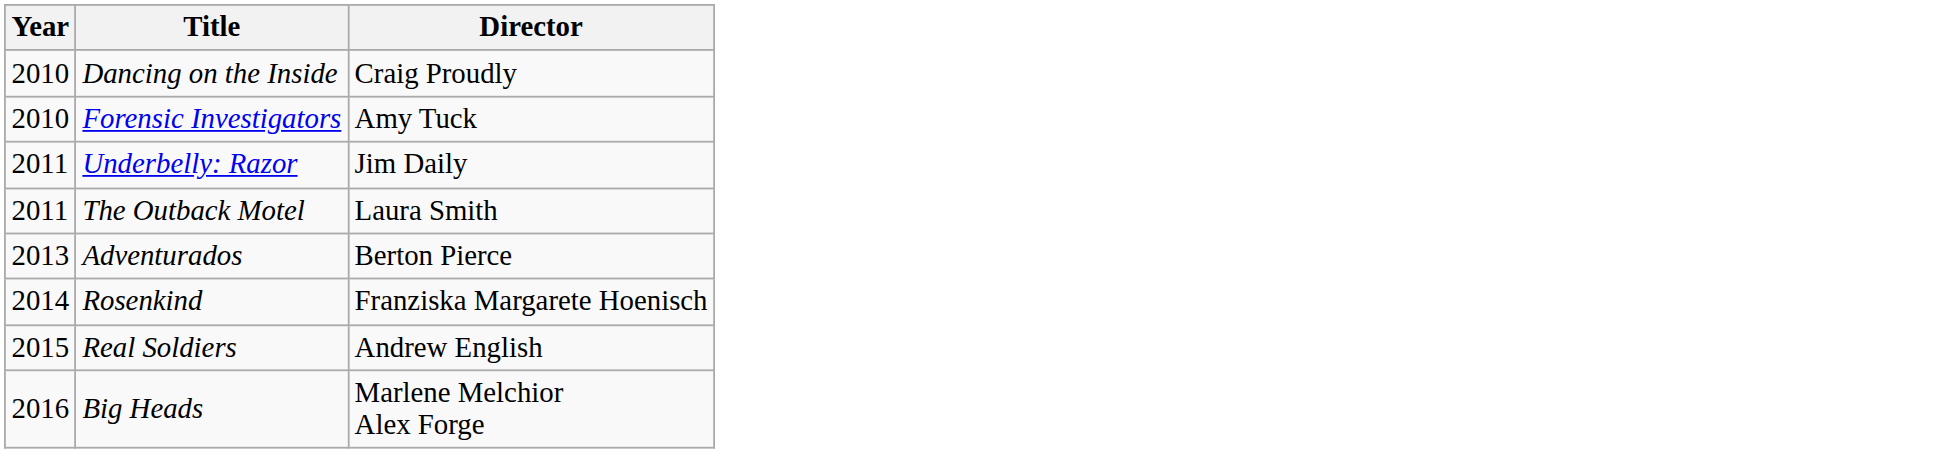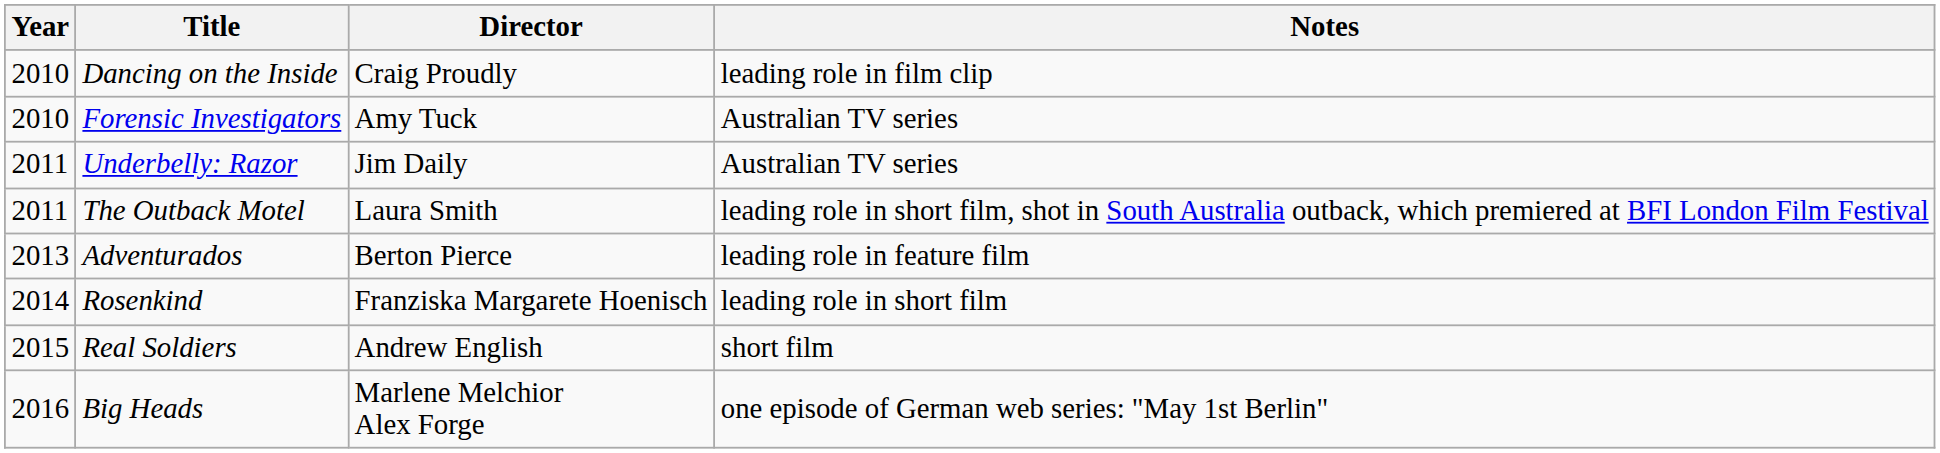+ column: (1325, 27)
